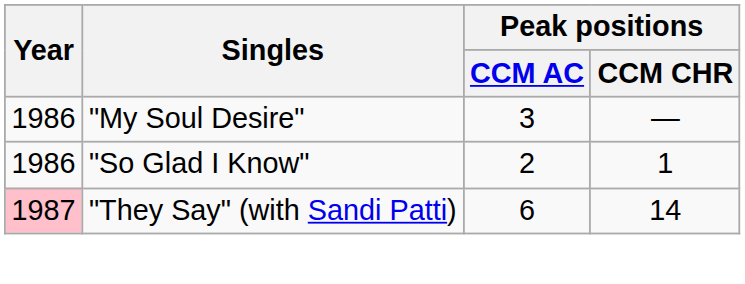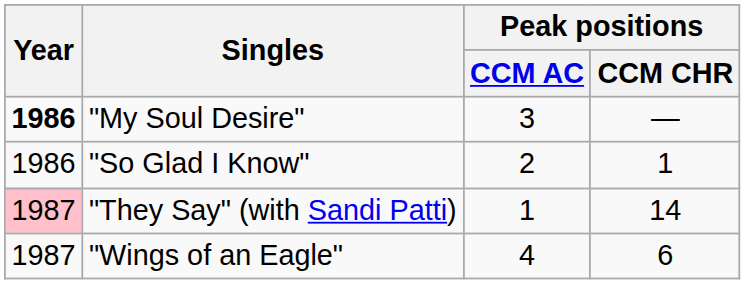(44, 118) normal -> (44, 118) bold
(527, 210) 6 -> (527, 210) 1
+ row: (216, 255)
